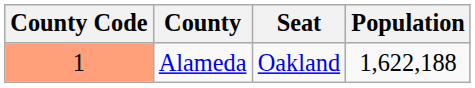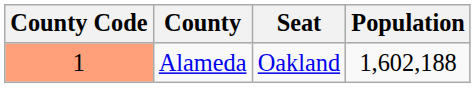(408, 62) 1,622,188 -> (408, 62) 1,602,188
